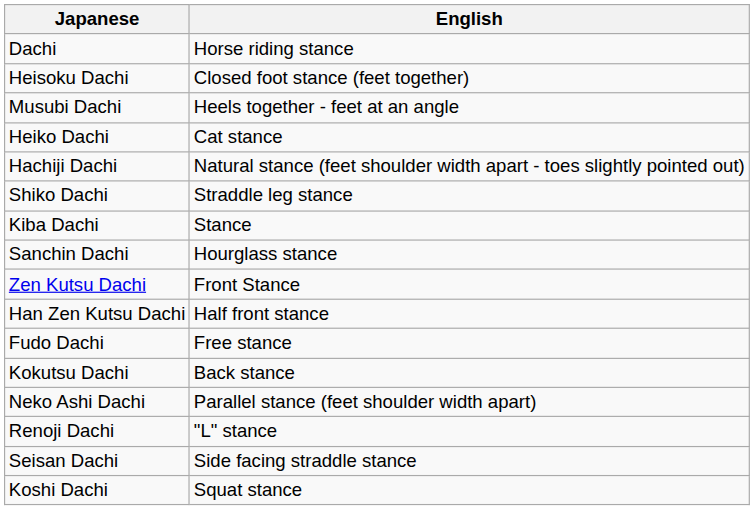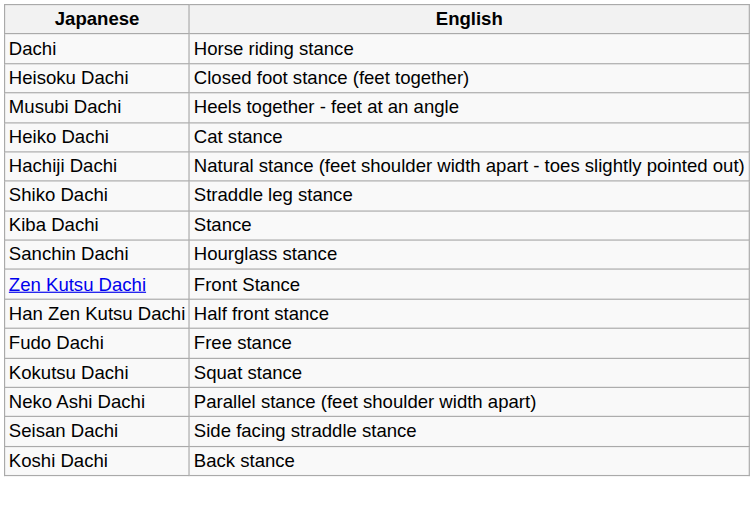(244, 372) Back stance -> (248, 372) Squat stance
- row: (61, 431)
(248, 490) Squat stance -> (244, 460) Back stance
